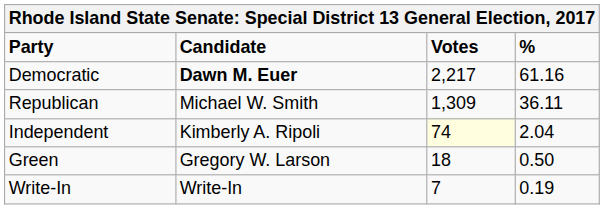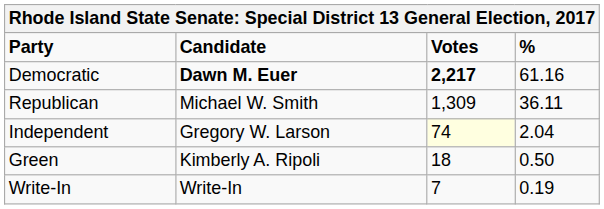(453, 75) normal -> (453, 75) bold
(250, 132) Kimberly A. Ripoli -> (255, 132) Gregory W. Larson
(255, 160) Gregory W. Larson -> (250, 160) Kimberly A. Ripoli
